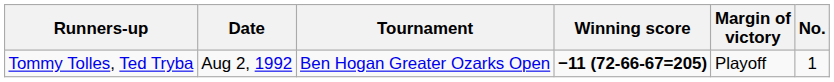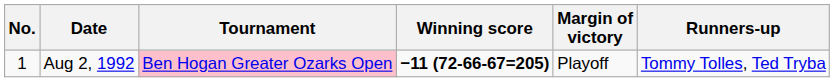columns swapped: (812, 28) <-> (101, 28)
(425, 64) no background -> (267, 64) pink background
